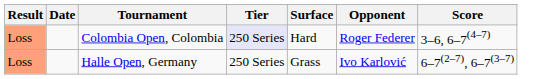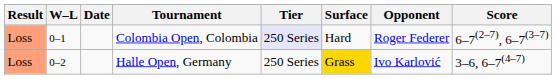+ column: (63, 14)
(456, 37) 3–6, 6–7(4–7) -> (502, 37) 6–7(2–7), 6–7(3–7)
(305, 61) no background -> (340, 61) gold background
(468, 61) 6–7(2–7), 6–7(3–7) -> (490, 61) 3–6, 6–7(4–7)
